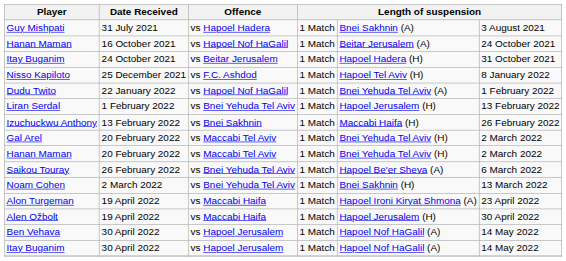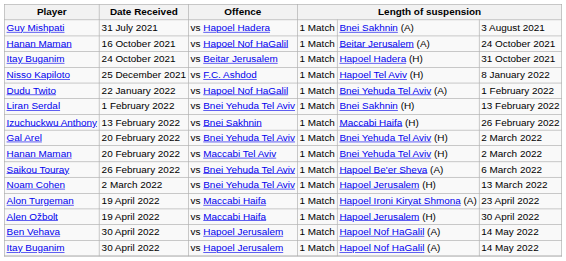(388, 106) Hapoel Jerusalem (H) -> (377, 106) Bnei Sakhnin (H)
(233, 138) vs Maccabi Tel Aviv -> (243, 138) vs Bnei Yehuda Tel Aviv
(377, 185) Bnei Sakhnin (H) -> (388, 185) Hapoel Jerusalem (H)
